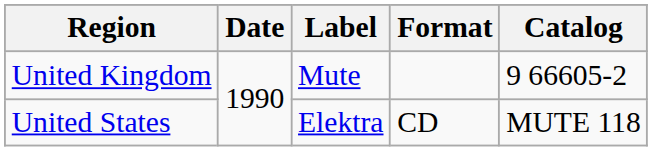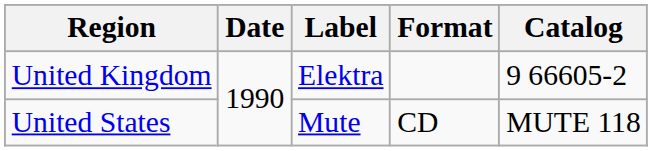(329, 74) Mute -> (341, 74) Elektra
(341, 121) Elektra -> (329, 121) Mute
